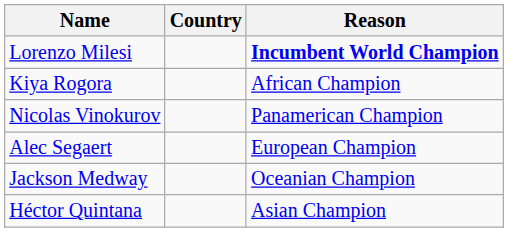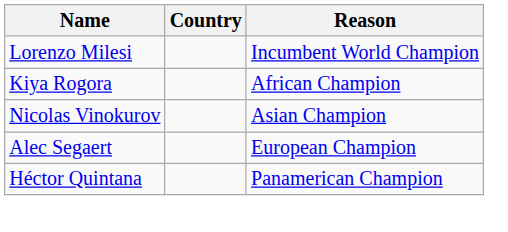(375, 52) bold -> (365, 52) normal
(347, 115) Panamerican Champion -> (319, 115) Asian Champion
- row: (78, 178)
(319, 210) Asian Champion -> (347, 178) Panamerican Champion
